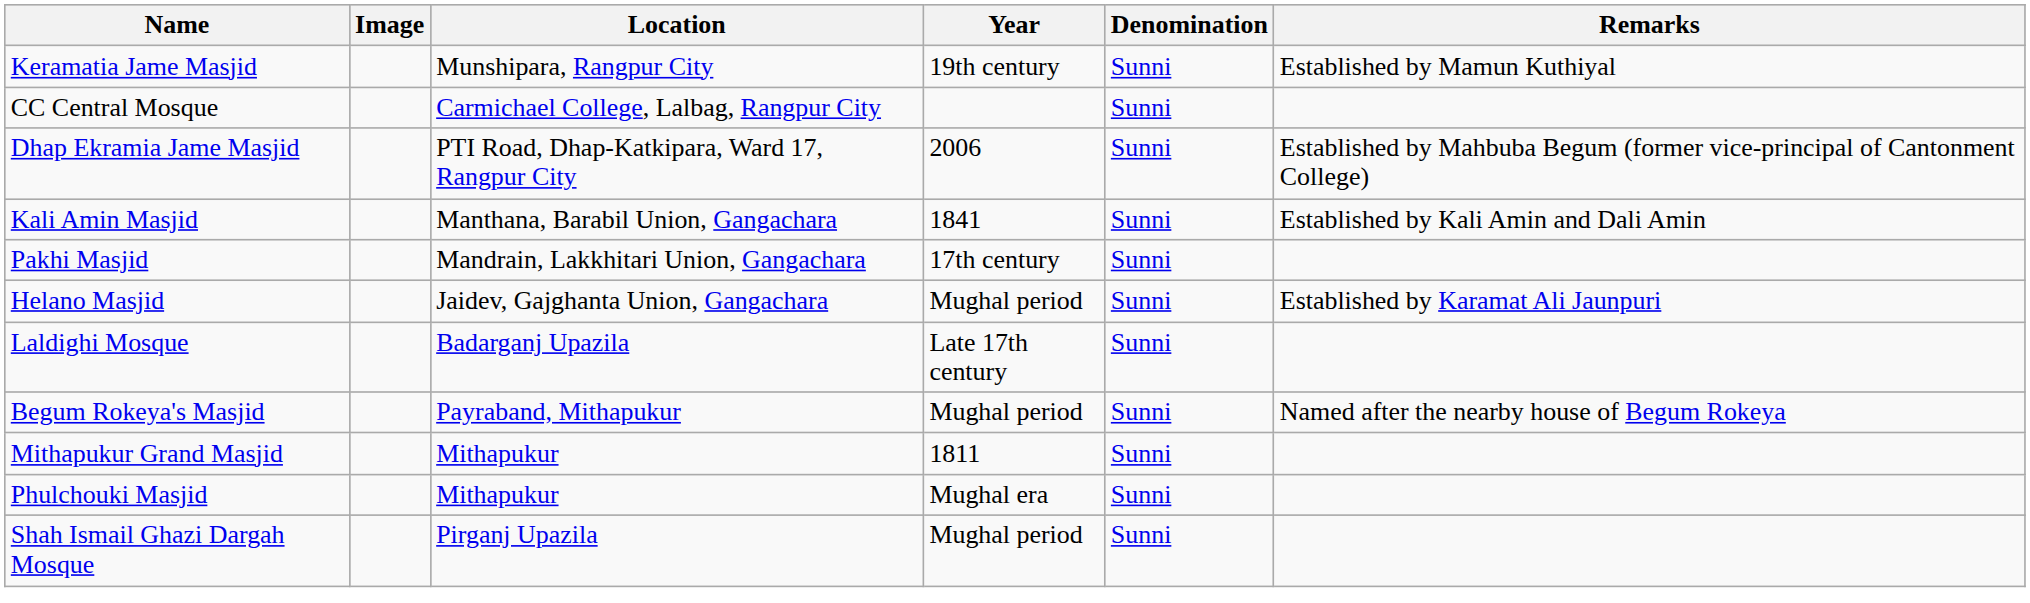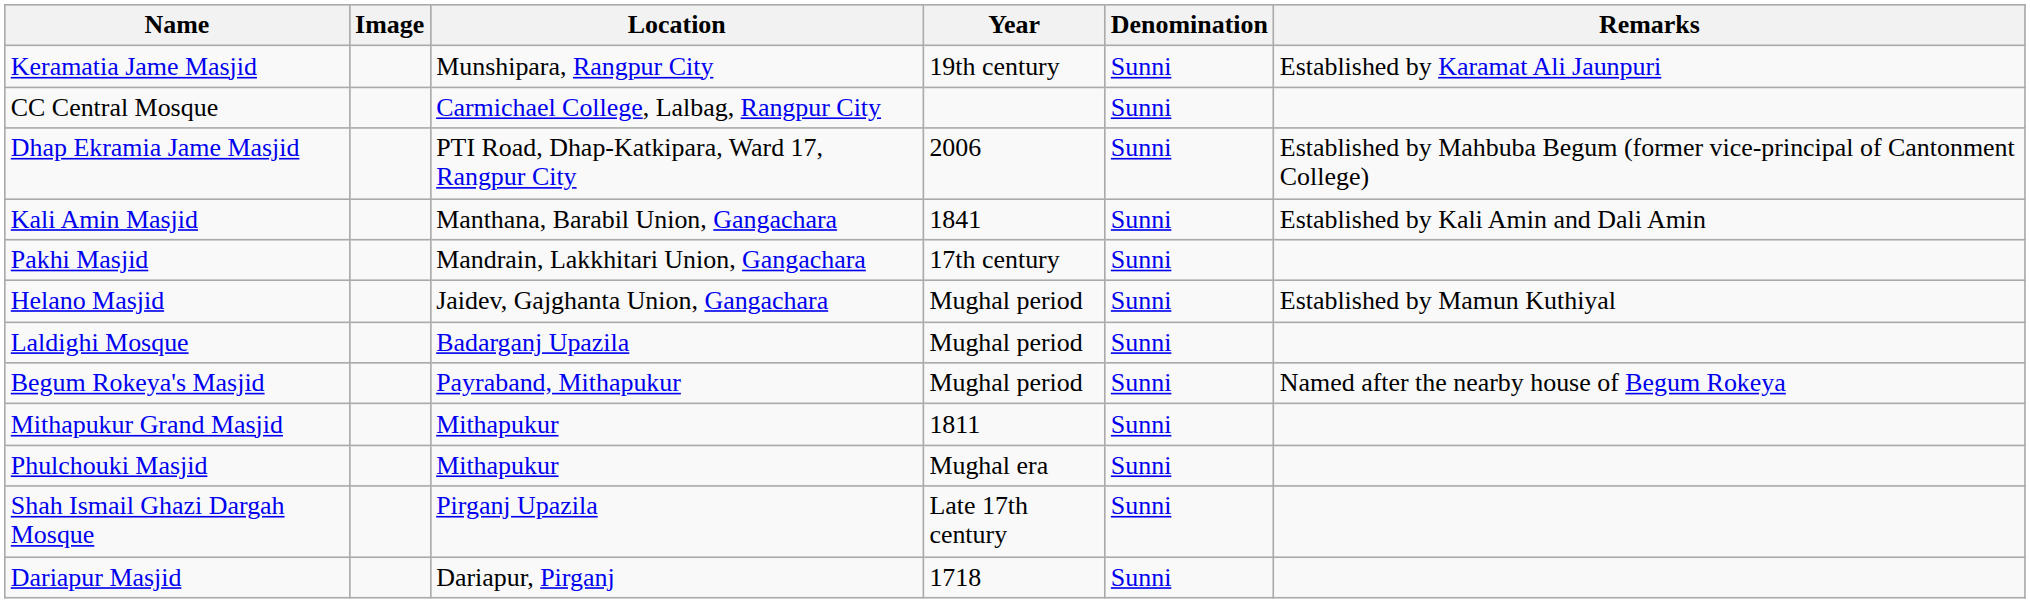(1448, 66) Established by Mamun Kuthiyal -> (1471, 66) Established by Karamat Ali Jaunpuri
(1471, 300) Established by Karamat Ali Jaunpuri -> (1448, 300) Established by Mamun Kuthiyal
(979, 356) Late 17th century -> (1006, 341) Mughal period
(1006, 535) Mughal period -> (979, 520) Late 17th century
+ row: (96, 576)
